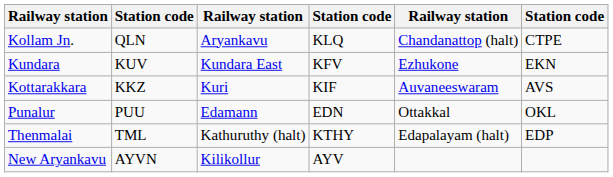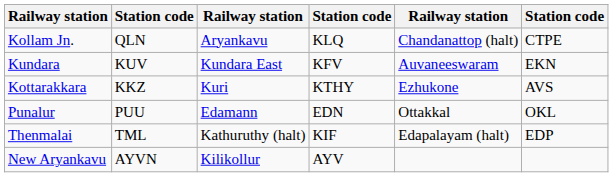(428, 64) Ezhukone -> (448, 64) Auvaneeswaram
(325, 87) KIF -> (333, 87) KTHY
(448, 87) Auvaneeswaram -> (428, 87) Ezhukone
(333, 135) KTHY -> (325, 135) KIF
